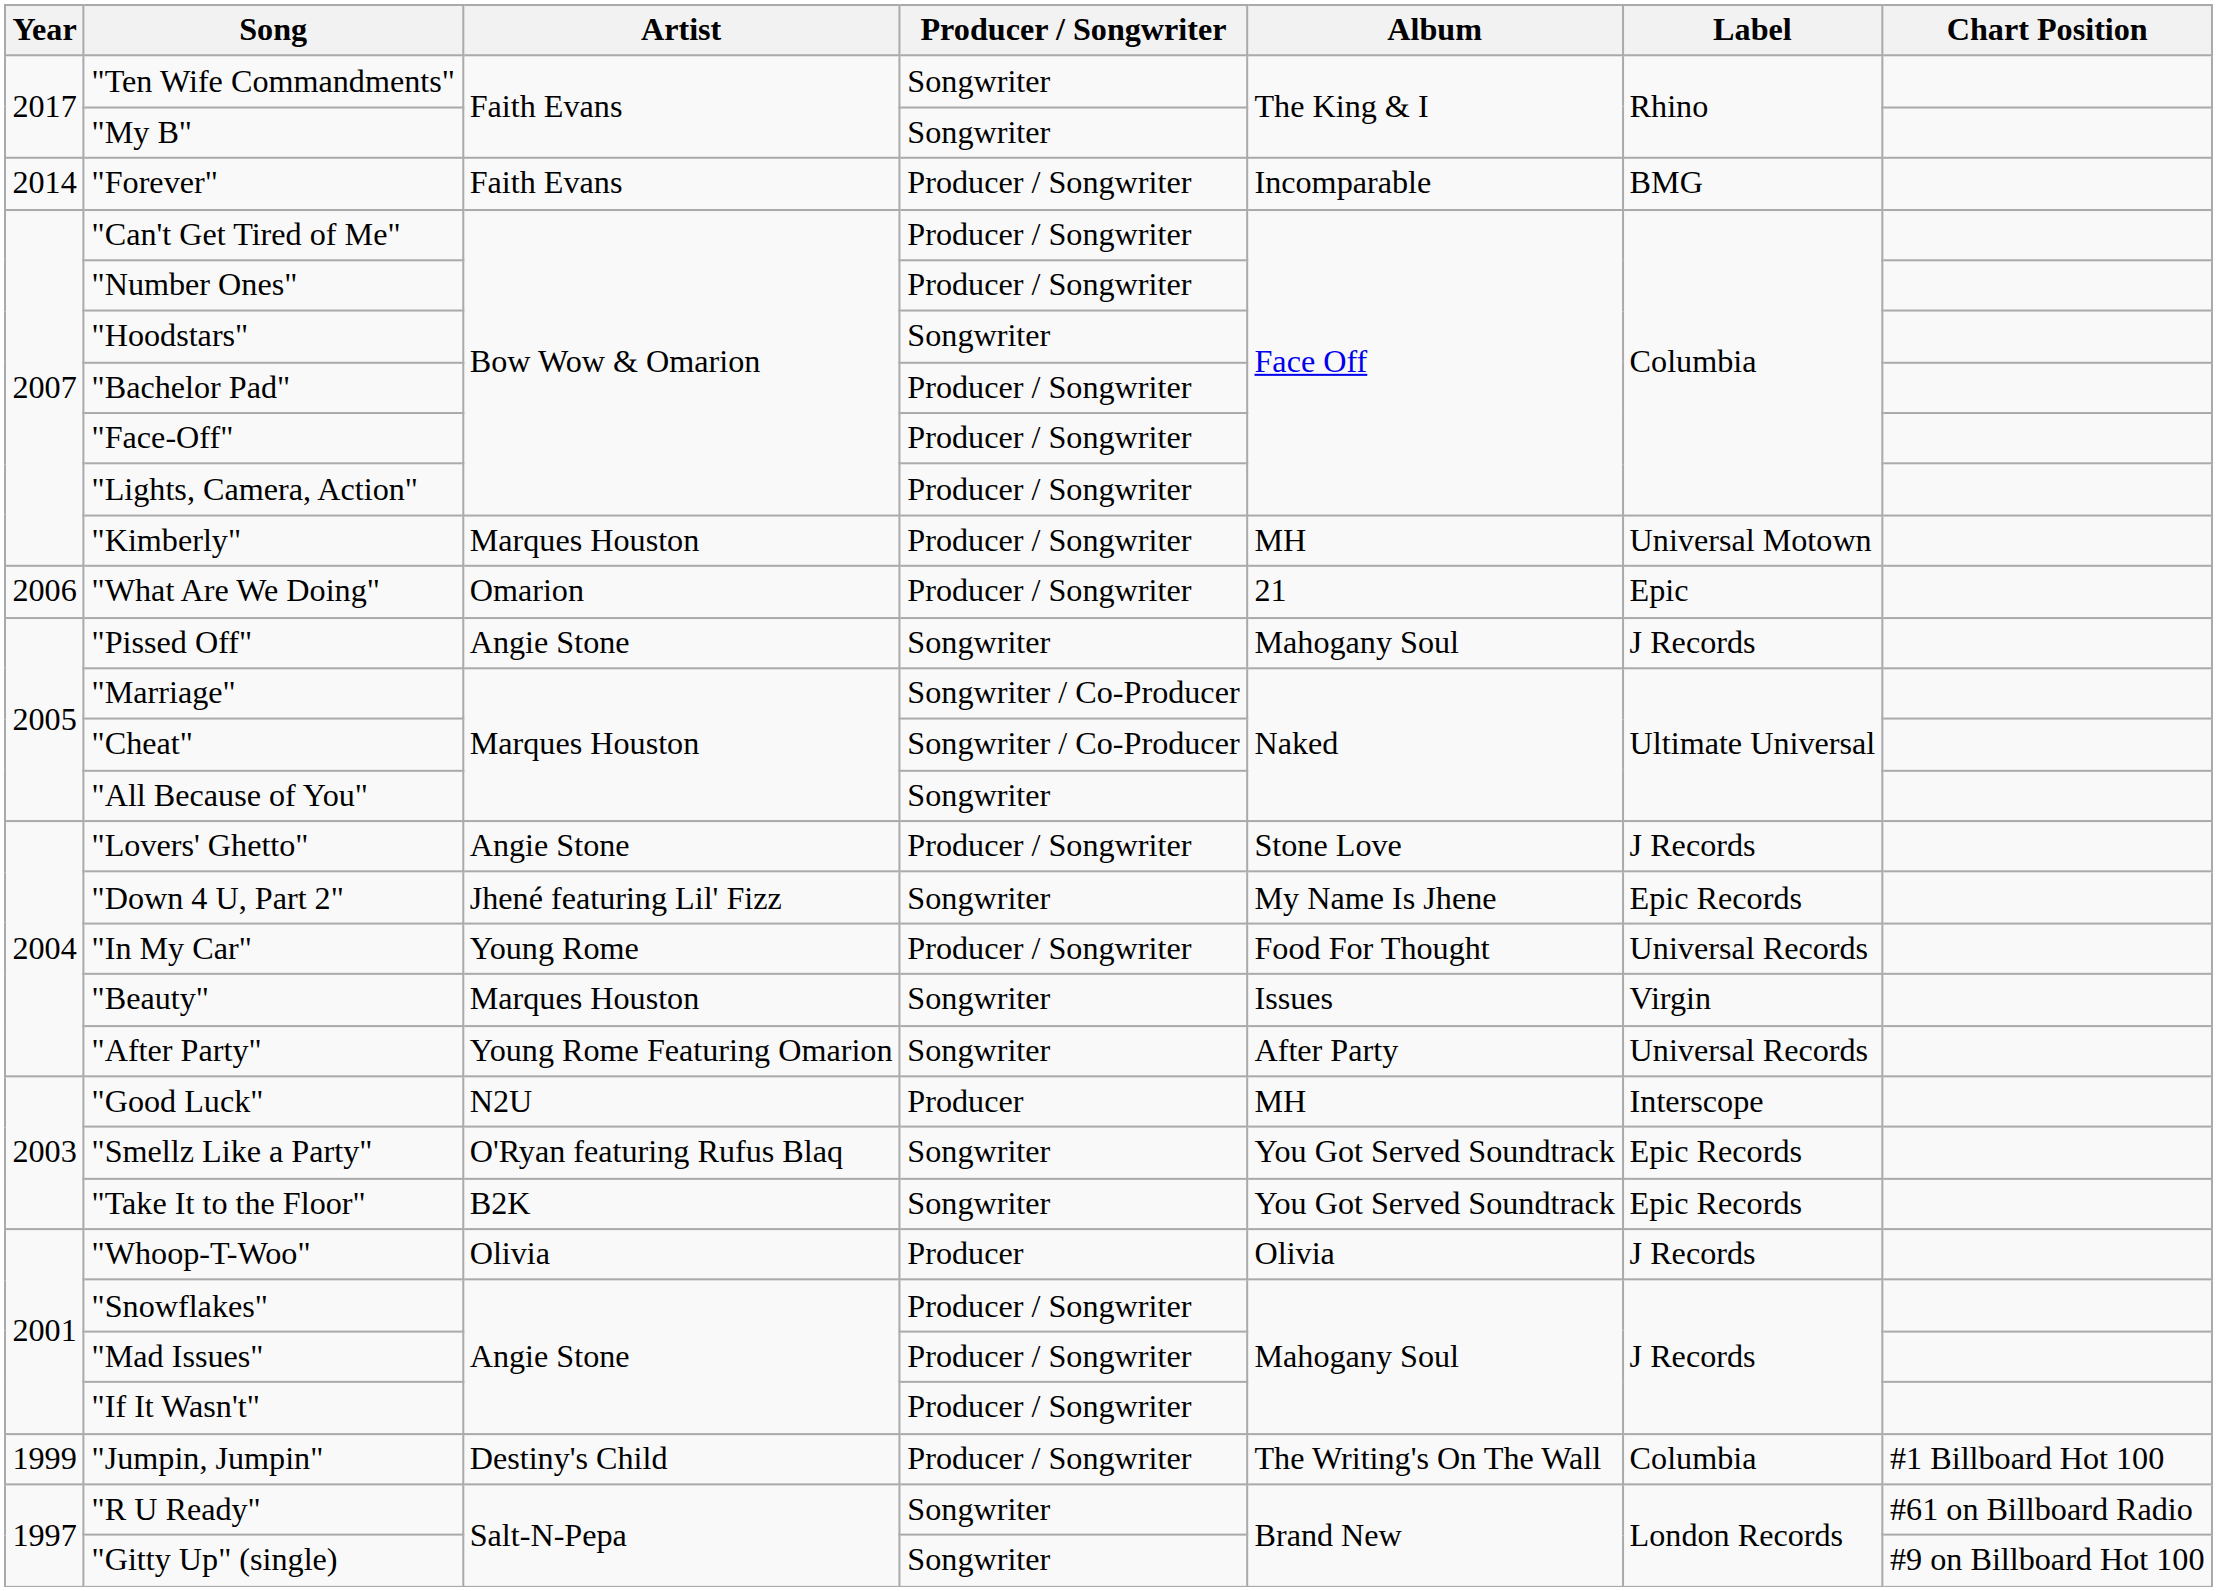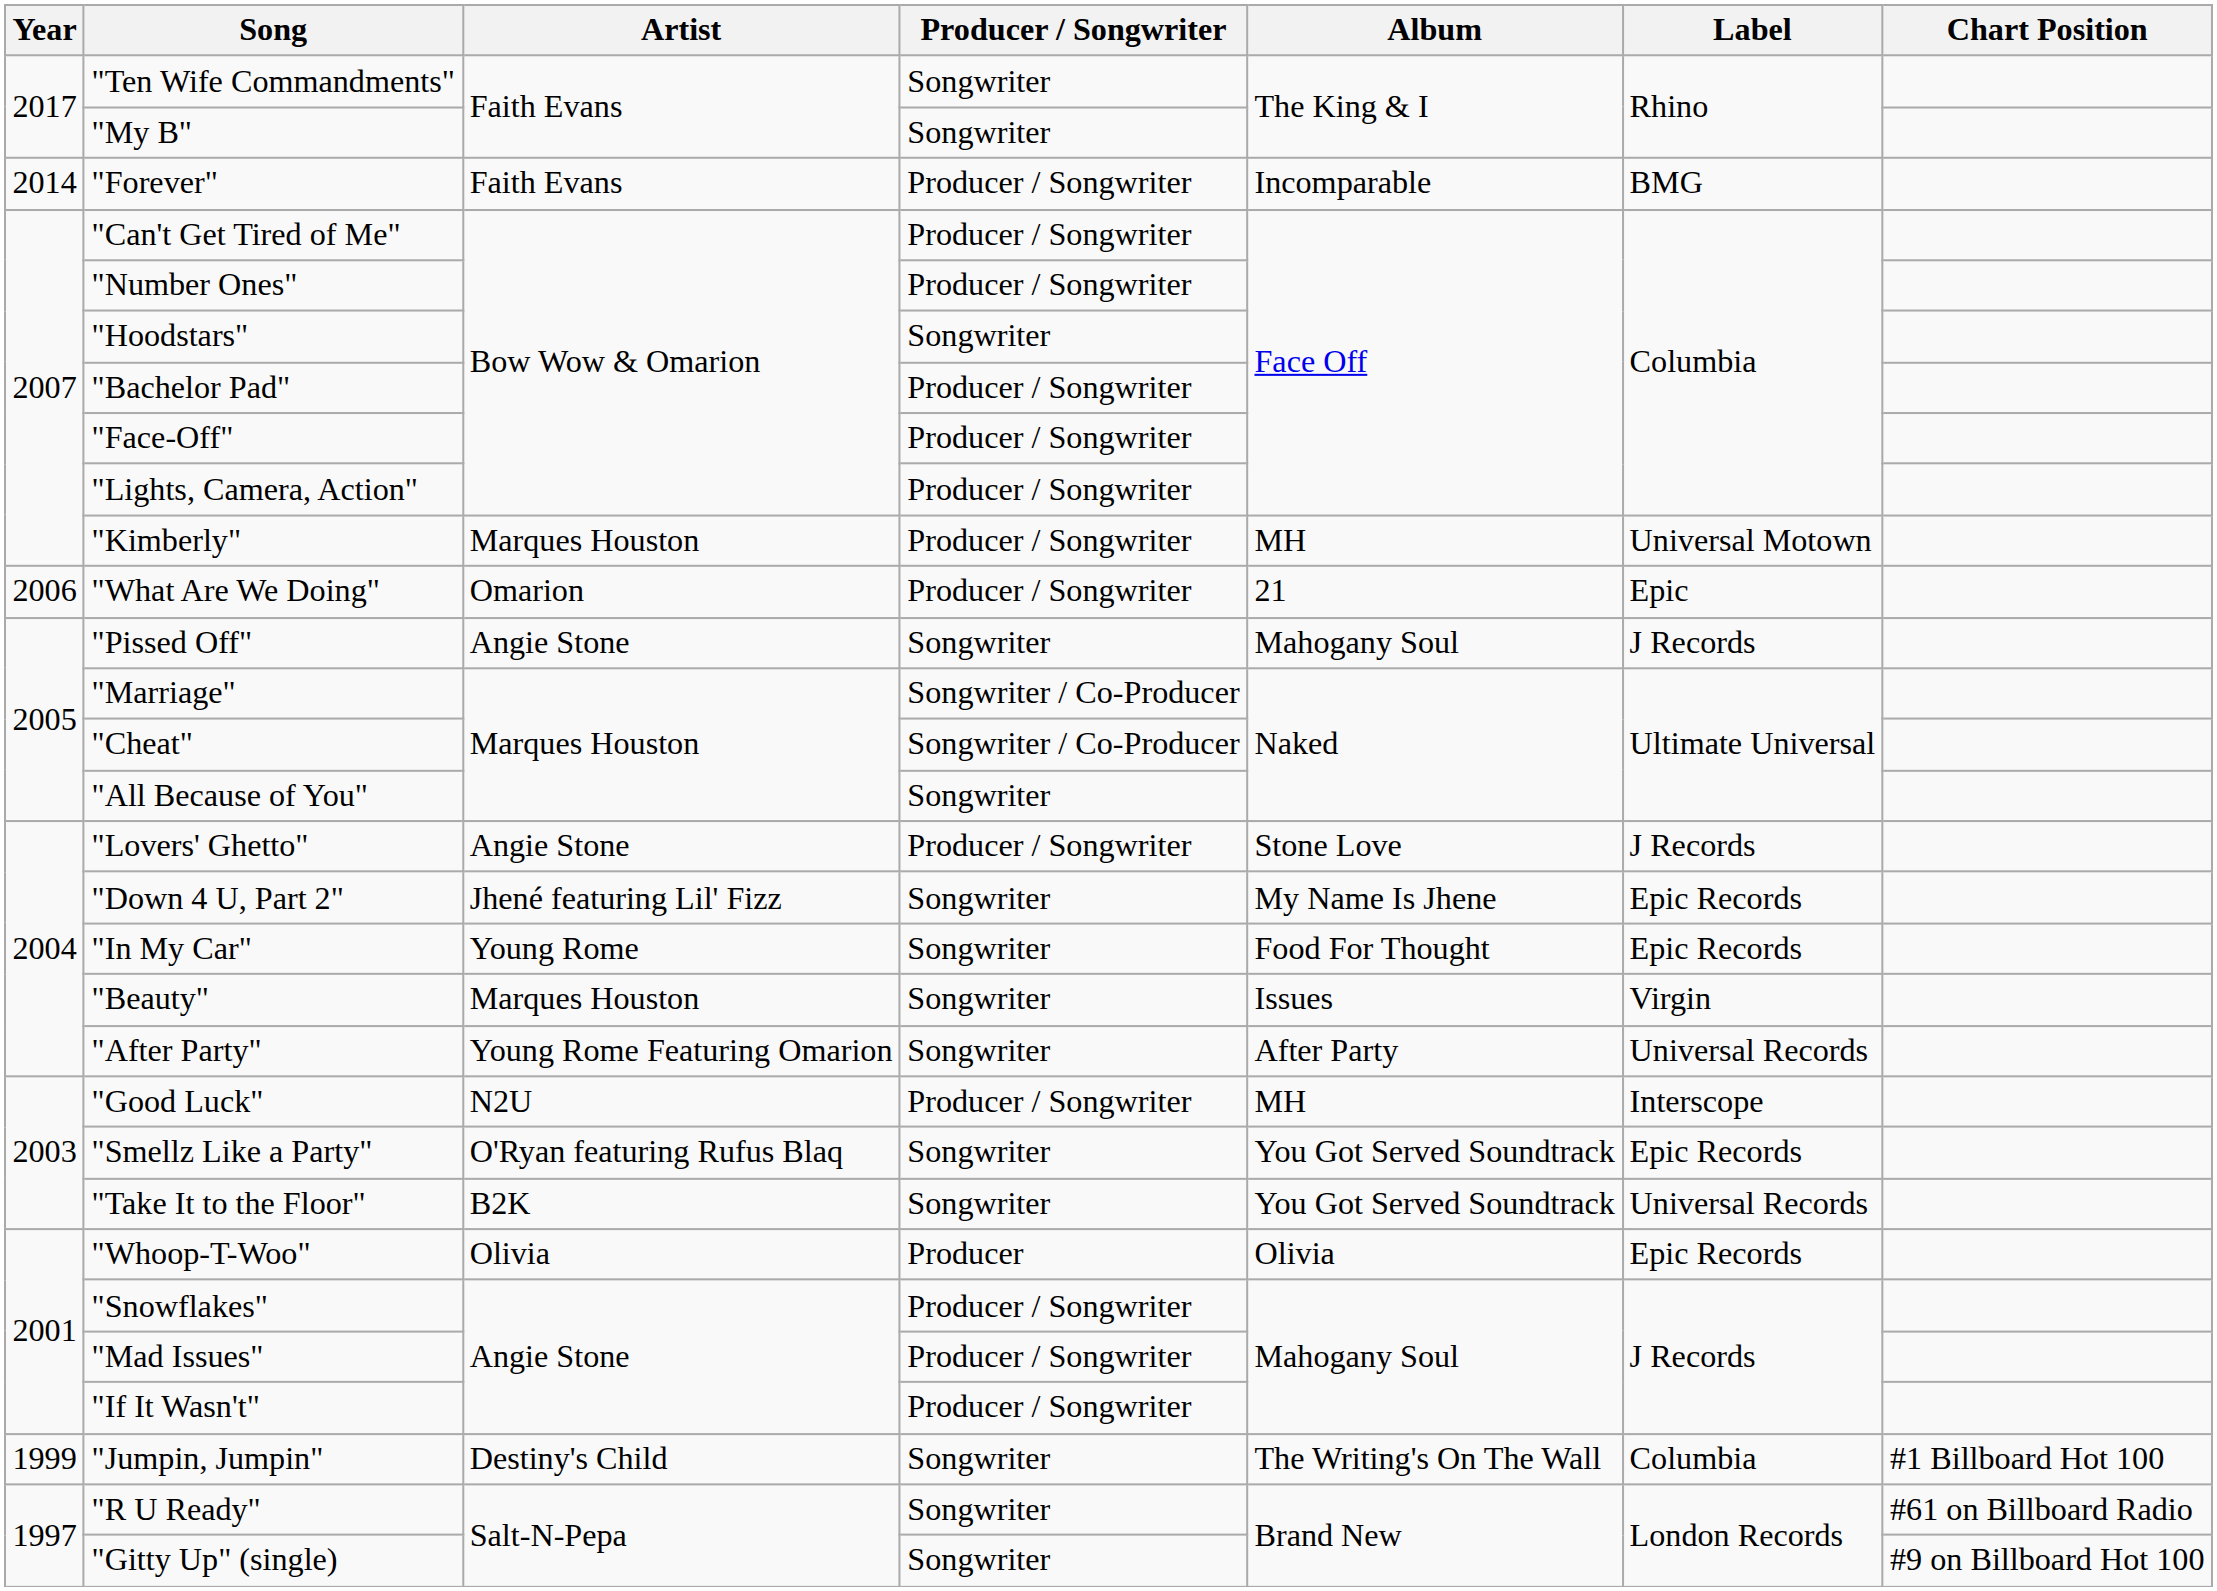(1049, 948) Producer / Songwriter -> (979, 948) Songwriter
(1749, 948) Universal Records -> (1716, 948) Epic Records
(965, 1101) Producer -> (1049, 1101) Producer / Songwriter
(1716, 1203) Epic Records -> (1749, 1203) Universal Records
(1693, 1254) J Records -> (1716, 1254) Epic Records
(1049, 1458) Producer / Songwriter -> (979, 1458) Songwriter
